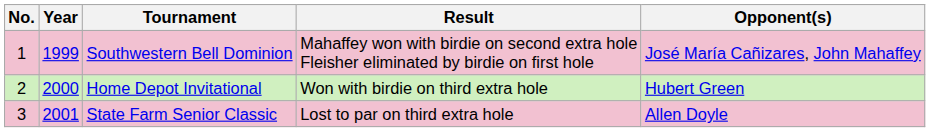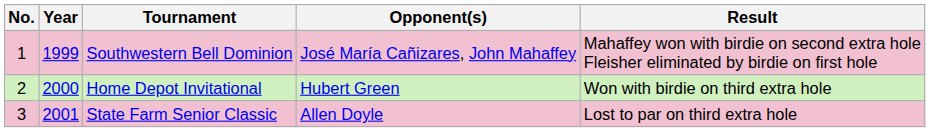columns swapped: (783, 18) <-> (469, 18)
